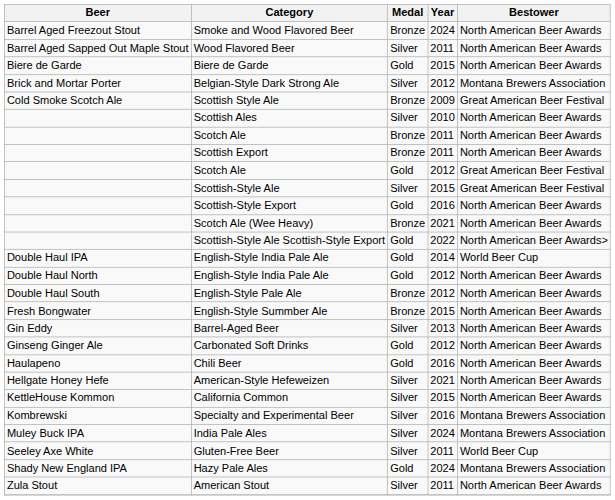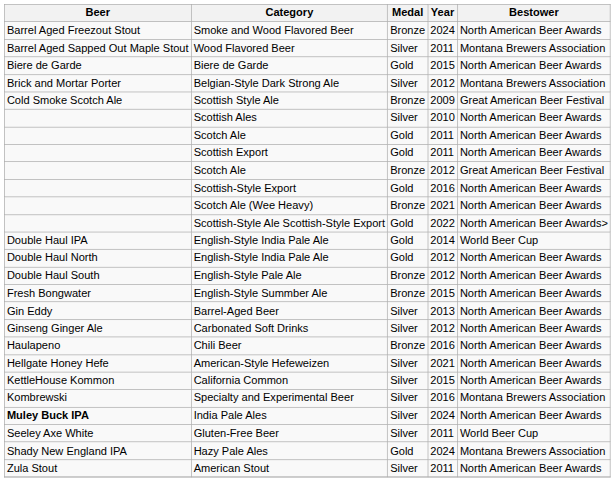(531, 48) North American Beer Awards -> (533, 48) Montana Brewers Association
(408, 135) Bronze -> (402, 135) Gold
(408, 153) Bronze -> (402, 153) Gold
(402, 170) Gold -> (408, 170) Bronze
- row: (237, 188)
(402, 345) Gold -> (404, 328) Silver
(402, 363) Gold -> (408, 345) Bronze
(45, 433) normal -> (48, 415) bold
(533, 433) Montana Brewers Association -> (531, 415) North American Beer Awards
